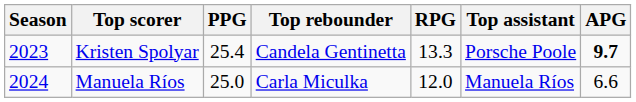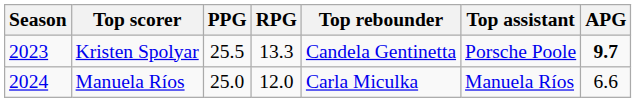columns swapped: (331, 19) <-> (435, 19)
(227, 50) 25.4 -> (227, 50) 25.5
